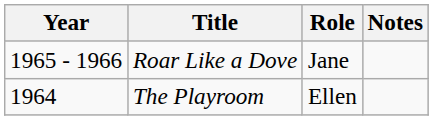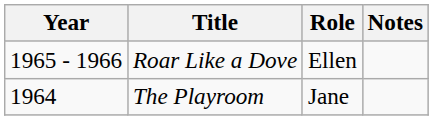(329, 59) Jane -> (332, 59) Ellen
(332, 96) Ellen -> (329, 96) Jane
